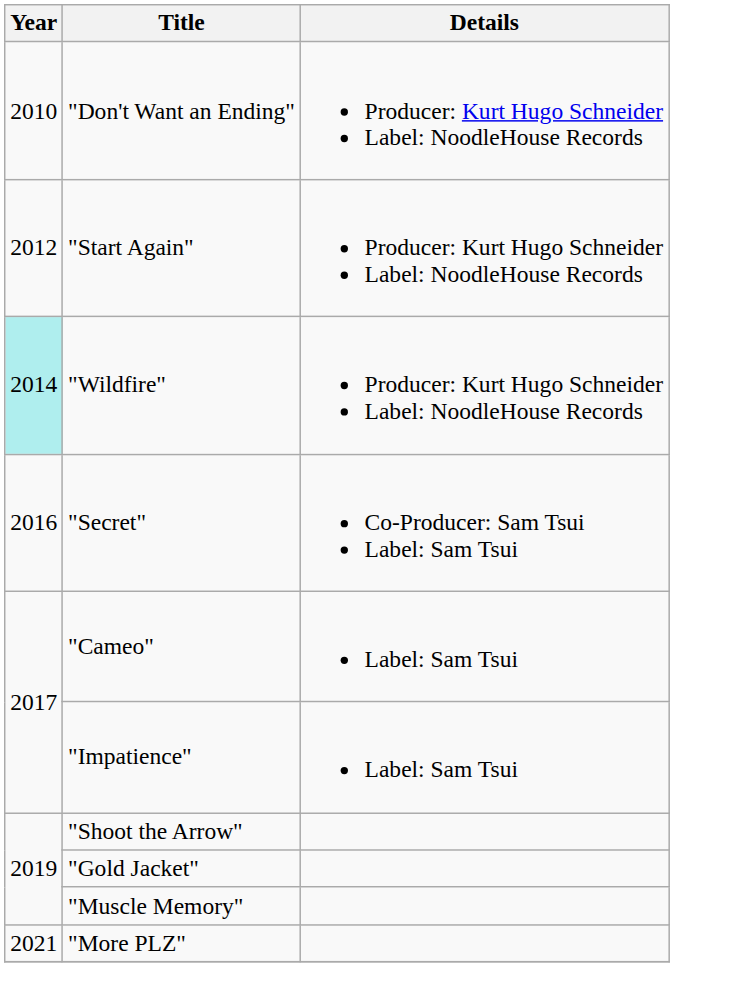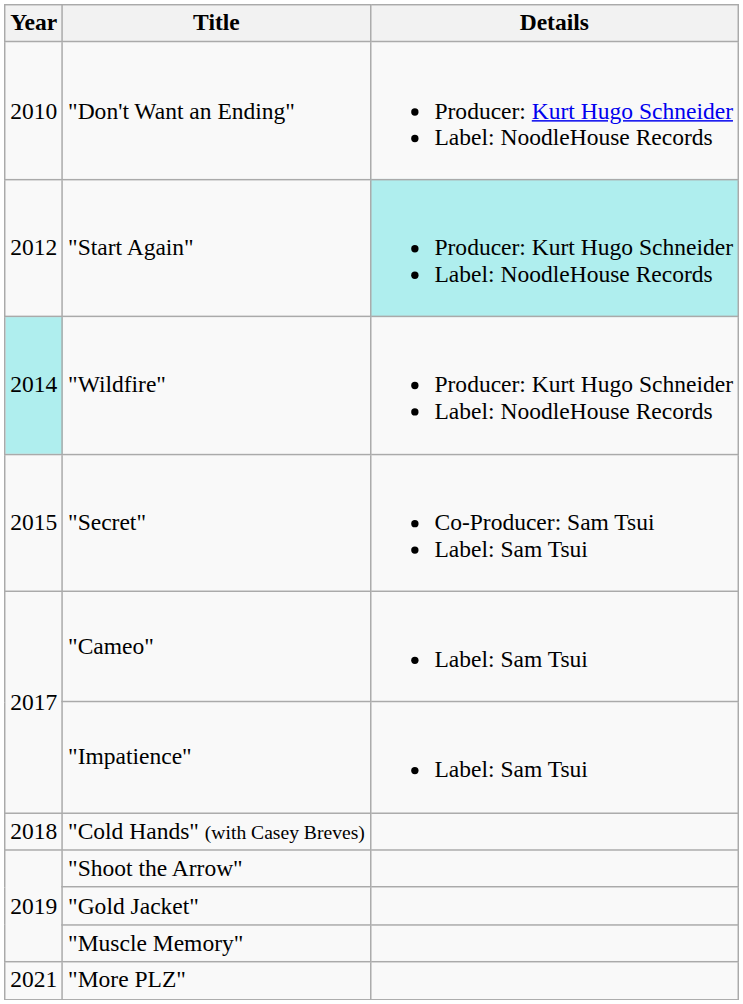(484, 261) no background -> (554, 261) paleturquoise background
(34, 522) 2016 -> (34, 522) 2015
+ row: (216, 831)
